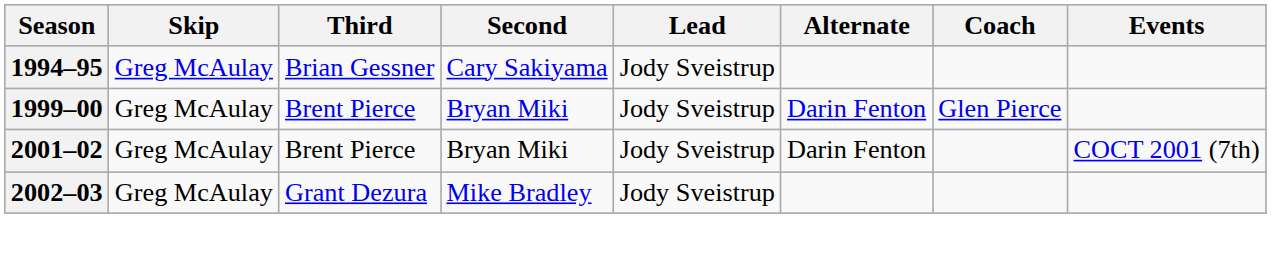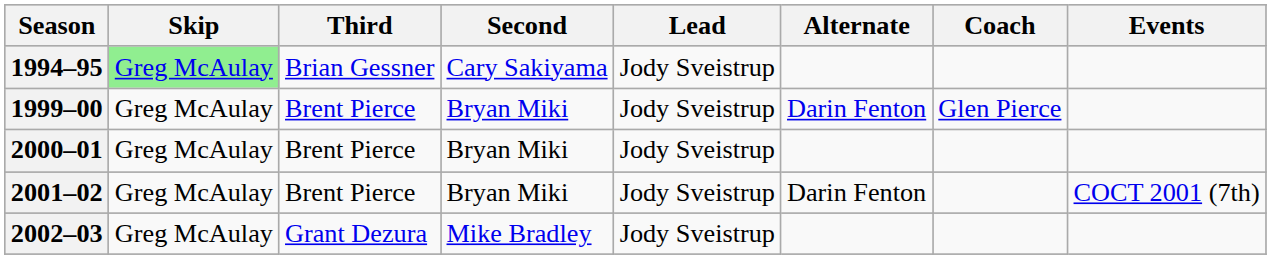(194, 66) no background -> (194, 66) lightgreen background
+ row: (57, 150)
